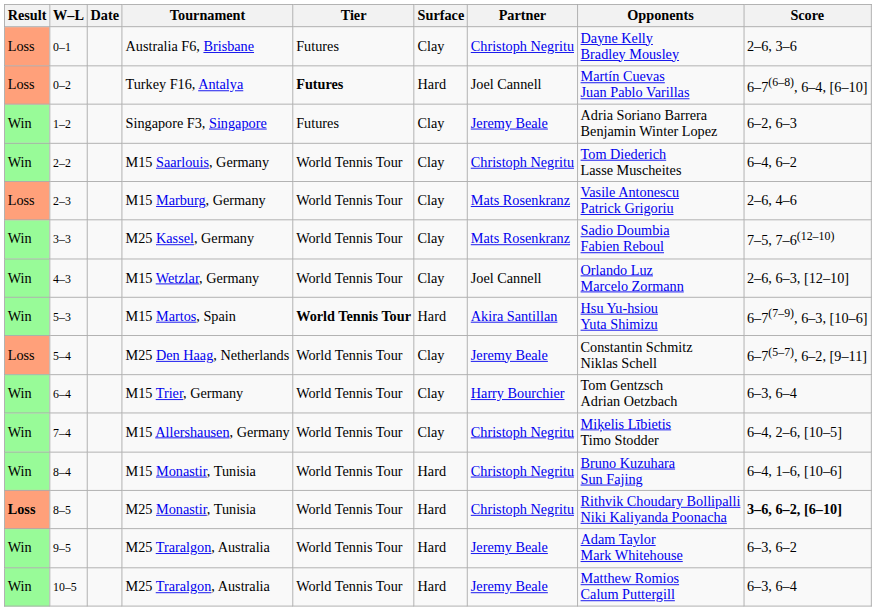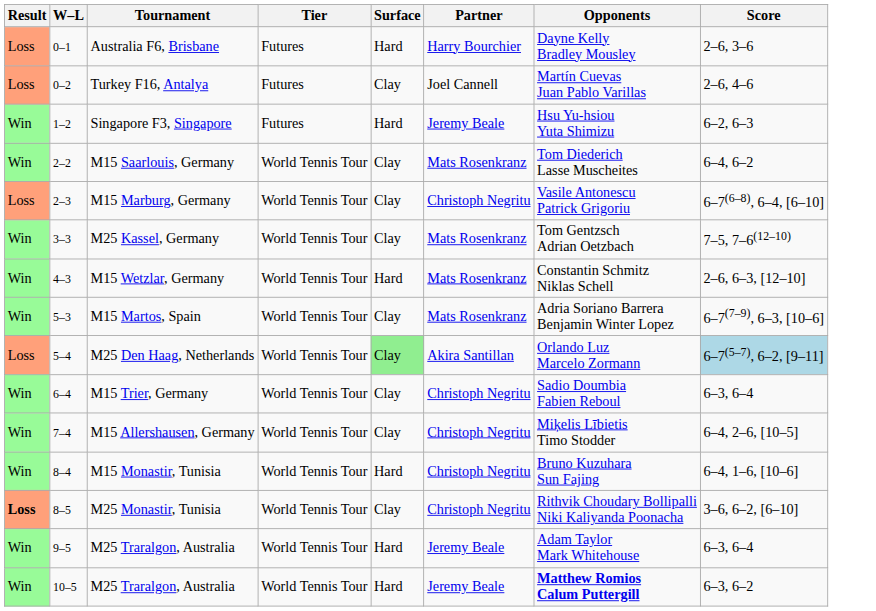- column: (105, 15)
(431, 46) Clay -> (388, 46) Hard
(522, 46) Christoph Negritu -> (474, 46) Harry Bourchier
(320, 84) bold -> (283, 84) normal
(432, 84) Hard -> (387, 84) Clay
(807, 84) 6–7(6–8), 6–4, [6–10] -> (728, 84) 2–6, 4–6
(431, 123) Clay -> (388, 123) Hard
(649, 123) Adria Soriano Barrera Benjamin Winter Lopez -> (576, 123) Hsu Yu-hsiou Yuta Shimizu
(522, 162) Christoph Negritu -> (477, 162) Mats Rosenkranz
(520, 200) Mats Rosenkranz -> (479, 200) Christoph Negritu
(772, 200) 2–6, 4–6 -> (764, 200) 6–7(6–8), 6–4, [6–10]
(625, 239) Sadio Doumbia Fabien Reboul -> (586, 239) Tom Gentzsch Adrian Oetzbach
(431, 278) Clay -> (388, 278) Hard
(506, 278) Joel Cannell -> (477, 278) Mats Rosenkranz
(632, 278) Orlando Luz Marcelo Zormann -> (593, 278) Constantin Schmitz Niklas Schell
(354, 316) bold -> (314, 316) normal
(432, 316) Hard -> (387, 316) Clay
(514, 316) Akira Santillan -> (477, 316) Mats Rosenkranz
(619, 316) Hsu Yu-hsiou Yuta Shimizu -> (605, 316) Adria Soriano Barrera Benjamin Winter Lopez
(431, 355) no background -> (387, 355) lightgreen background
(509, 355) Jeremy Beale -> (471, 355) Akira Santillan
(637, 355) Constantin Schmitz Niklas Schell -> (589, 355) Orlando Luz Marcelo Zormann
(807, 355) no background -> (763, 355) lightblue background
(518, 393) Harry Bourchier -> (479, 393) Christoph Negritu
(629, 393) Tom Gentzsch Adrian Oetzbach -> (582, 393) Sadio Doumbia Fabien Reboul
(432, 509) Hard -> (387, 509) Clay
(794, 509) bold -> (751, 509) normal
(772, 548) 6–3, 6–2 -> (728, 548) 6–3, 6–4
(630, 586) normal -> (589, 586) bold
(772, 586) 6–3, 6–4 -> (728, 586) 6–3, 6–2
